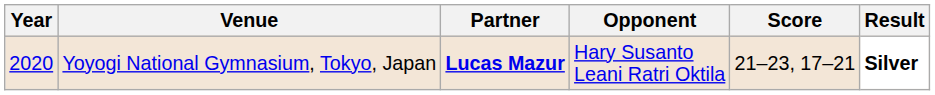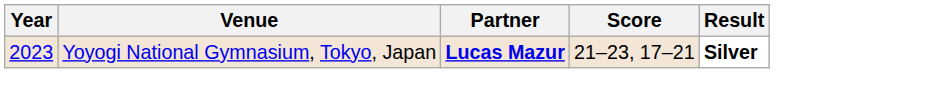- column: (650, 21)
(31, 63) 2020 -> (31, 52) 2023
